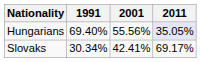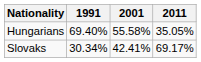(132, 31) 55.56% -> (132, 31) 55.58%
(175, 31) lavender background -> (175, 31) no background
